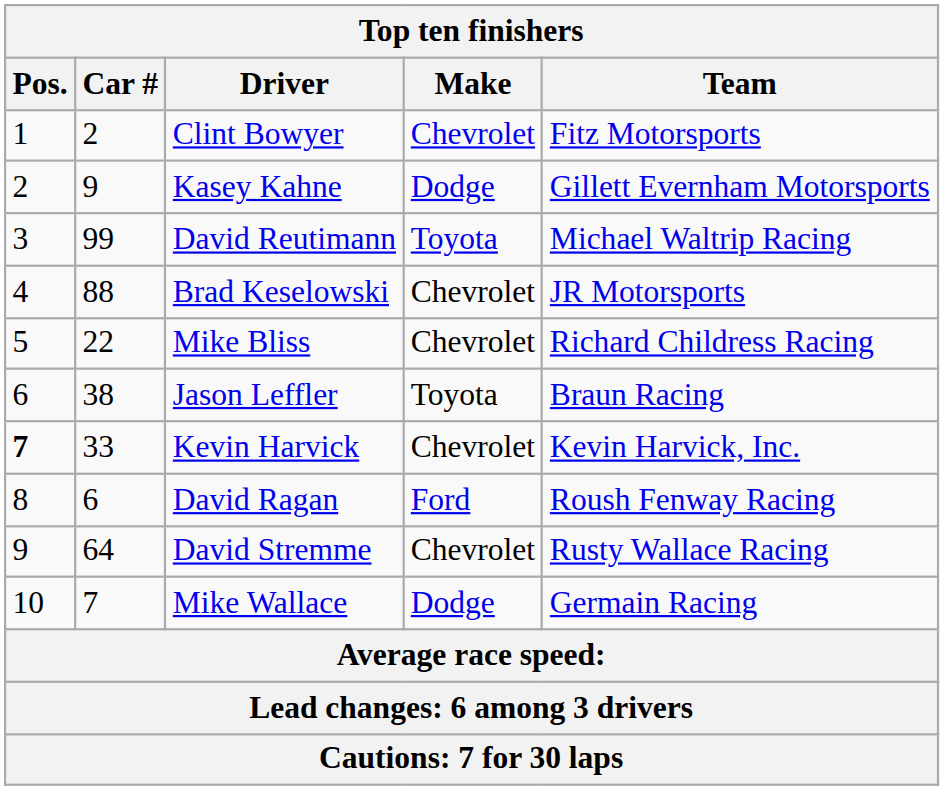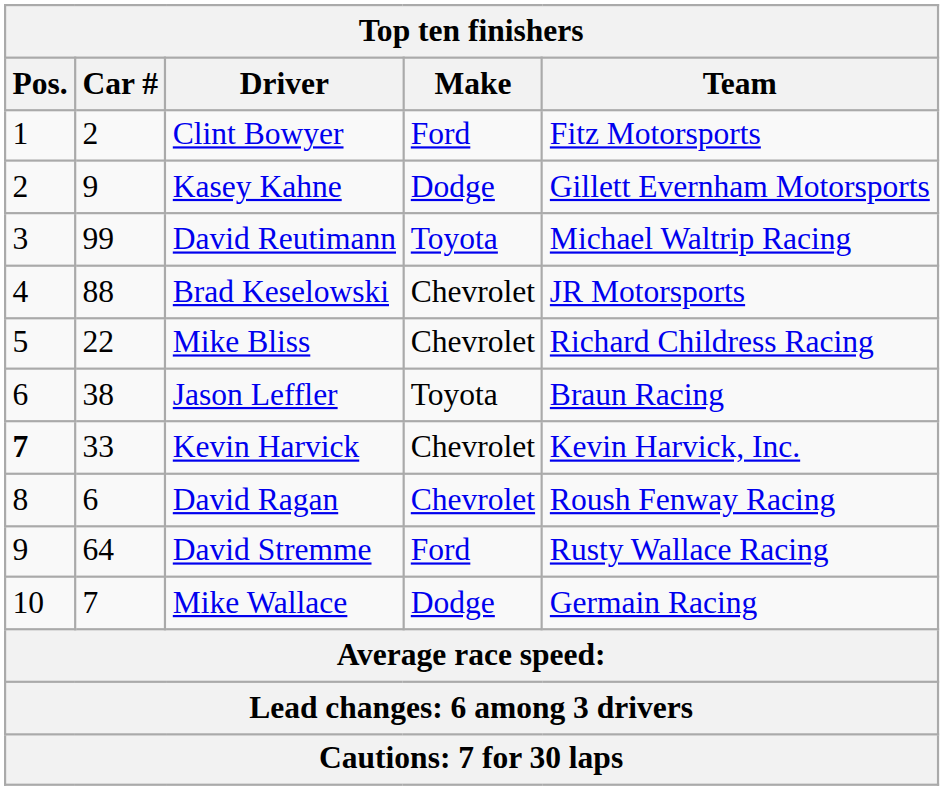(473, 134) Chevrolet -> (441, 134) Ford
(441, 499) Ford -> (473, 499) Chevrolet
(473, 551) Chevrolet -> (441, 551) Ford
